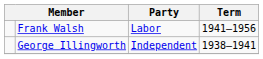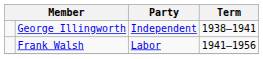rows swapped: (72, 45) <-> (51, 29)
